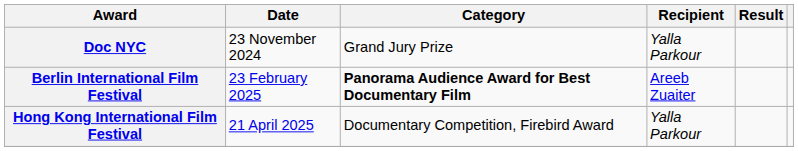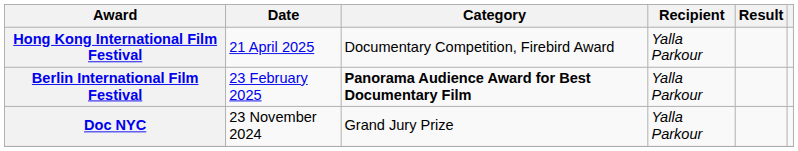rows swapped: (115, 47) <-> (115, 126)
(673, 86) Areeb Zuaiter -> (677, 86) Yalla Parkour
